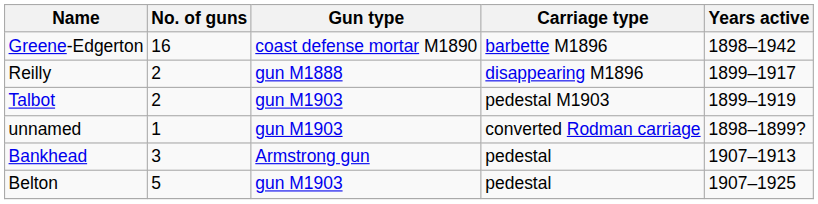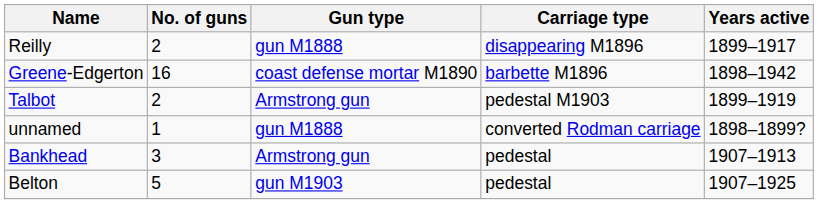rows swapped: (76, 45) <-> (30, 73)
(299, 101) gun M1903 -> (313, 101) Armstrong gun
(299, 128) gun M1903 -> (299, 128) gun M1888
